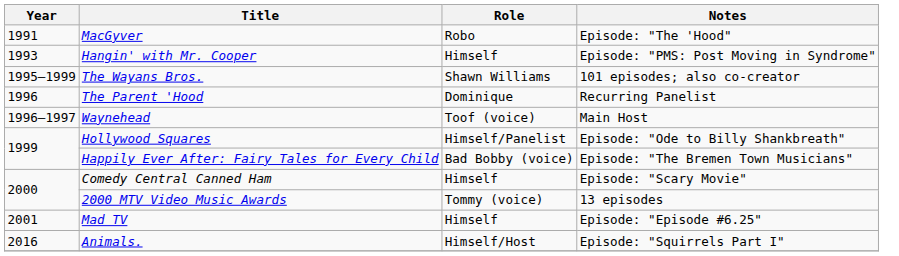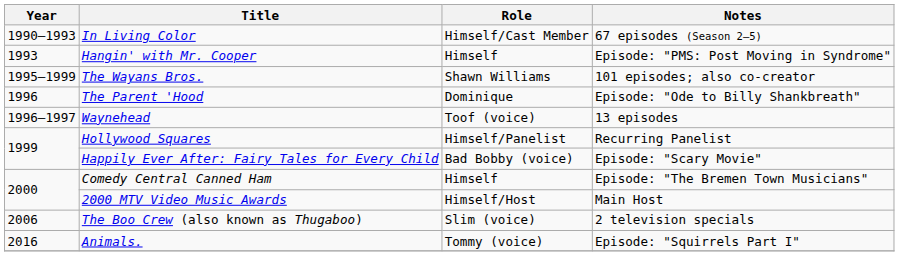+ row: (139, 35)
- row: (112, 35)
(648, 97) Recurring Panelist -> (728, 97) Episode: "Ode to Billy Shankbreath"
(614, 118) Main Host -> (637, 118) 13 episodes
(713, 138) Episode: "Ode to Billy Shankbreath" -> (663, 138) Recurring Panelist
(716, 159) Episode: "The Bremen Town Musicians" -> (678, 159) Episode: "Scary Movie"
(663, 179) Episode: "Scary Movie" -> (732, 179) Episode: "The Bremen Town Musicians"
(494, 200) Tommy (voice) -> (490, 200) Himself/Host
(621, 200) 13 episodes -> (629, 200) Main Host
- row: (105, 220)
+ row: (222, 220)
(490, 241) Himself/Host -> (494, 241) Tommy (voice)
